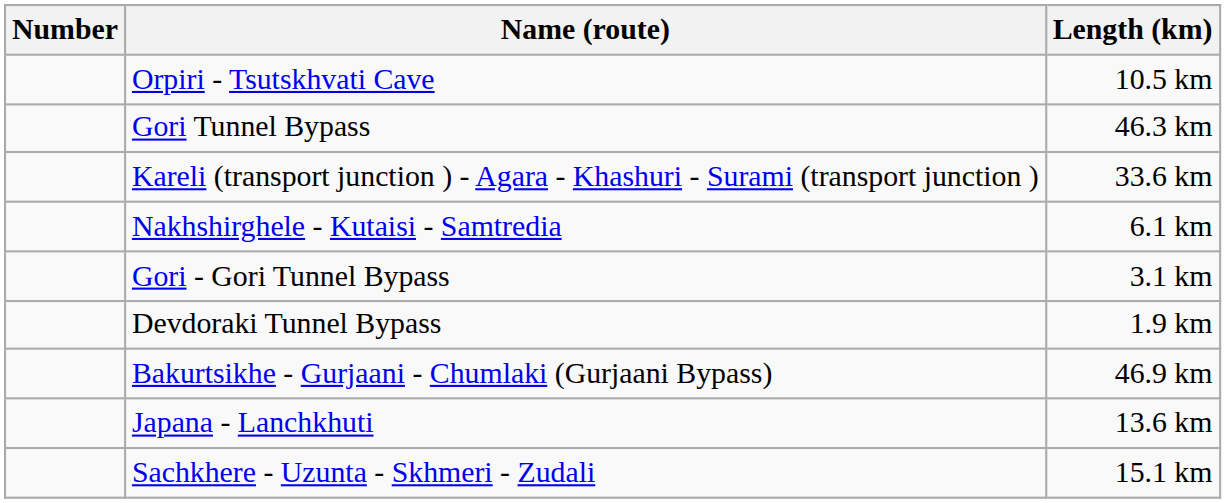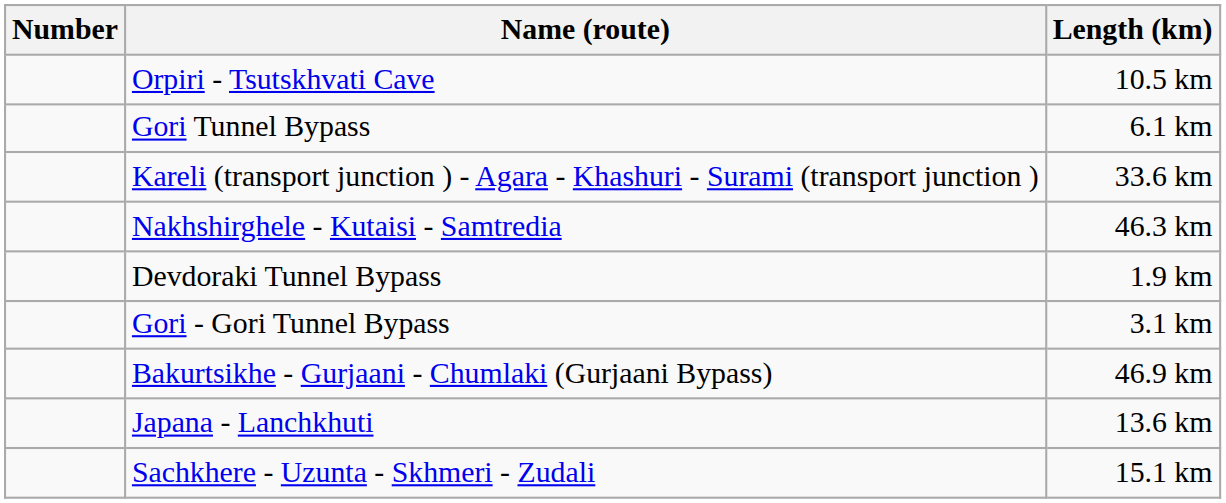(1164, 127) 46.3 km -> (1171, 127) 6.1 km
(1171, 226) 6.1 km -> (1164, 226) 46.3 km
rows swapped: (287, 324) <-> (291, 275)
